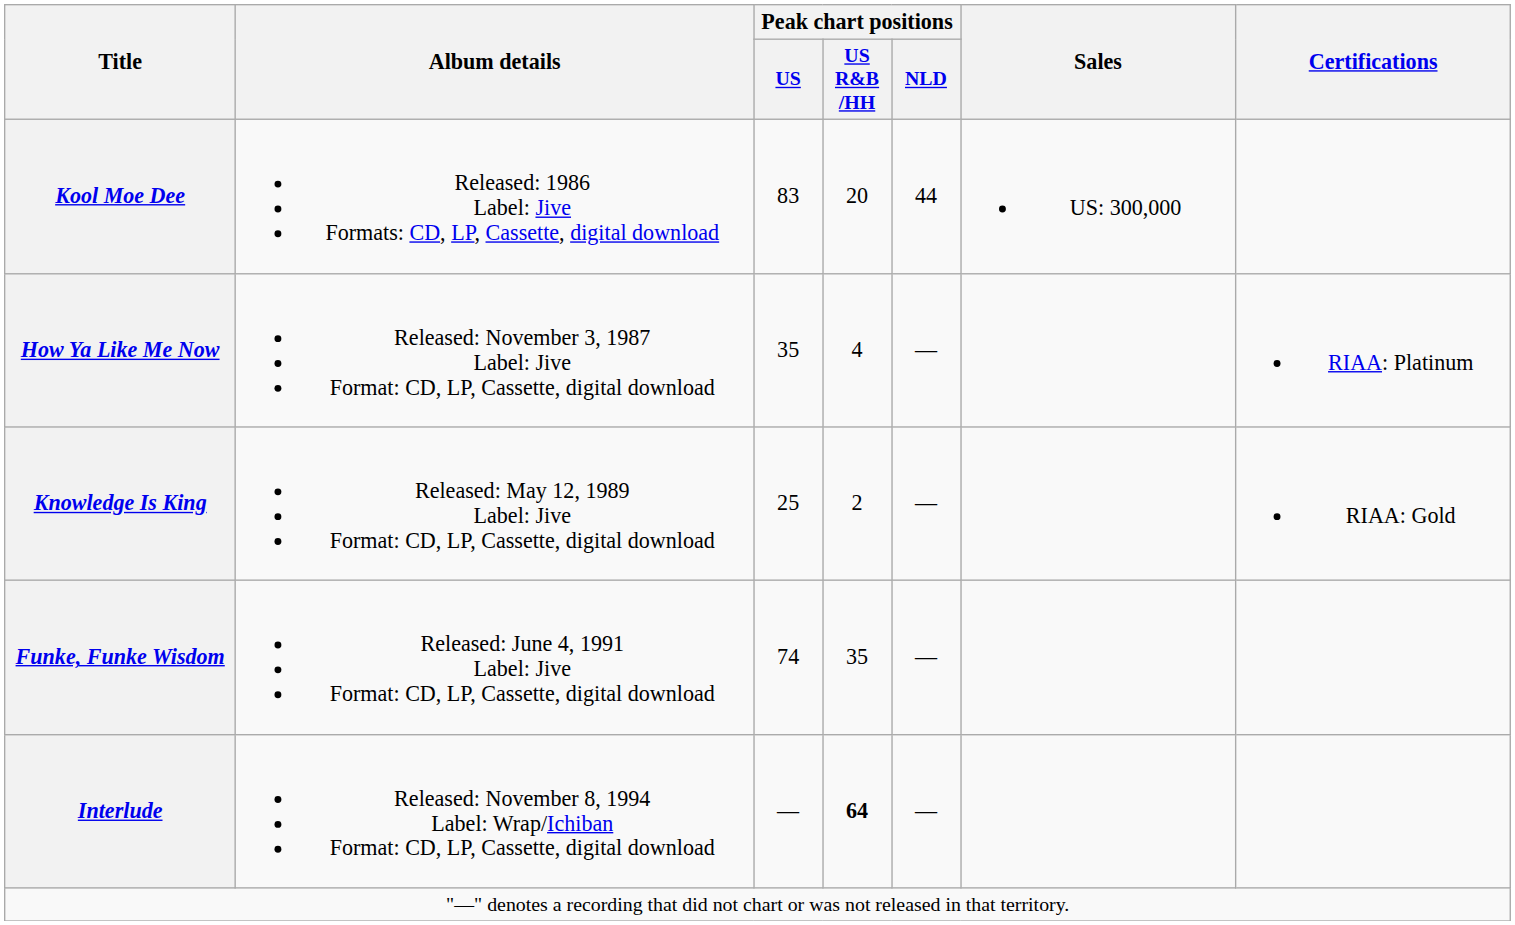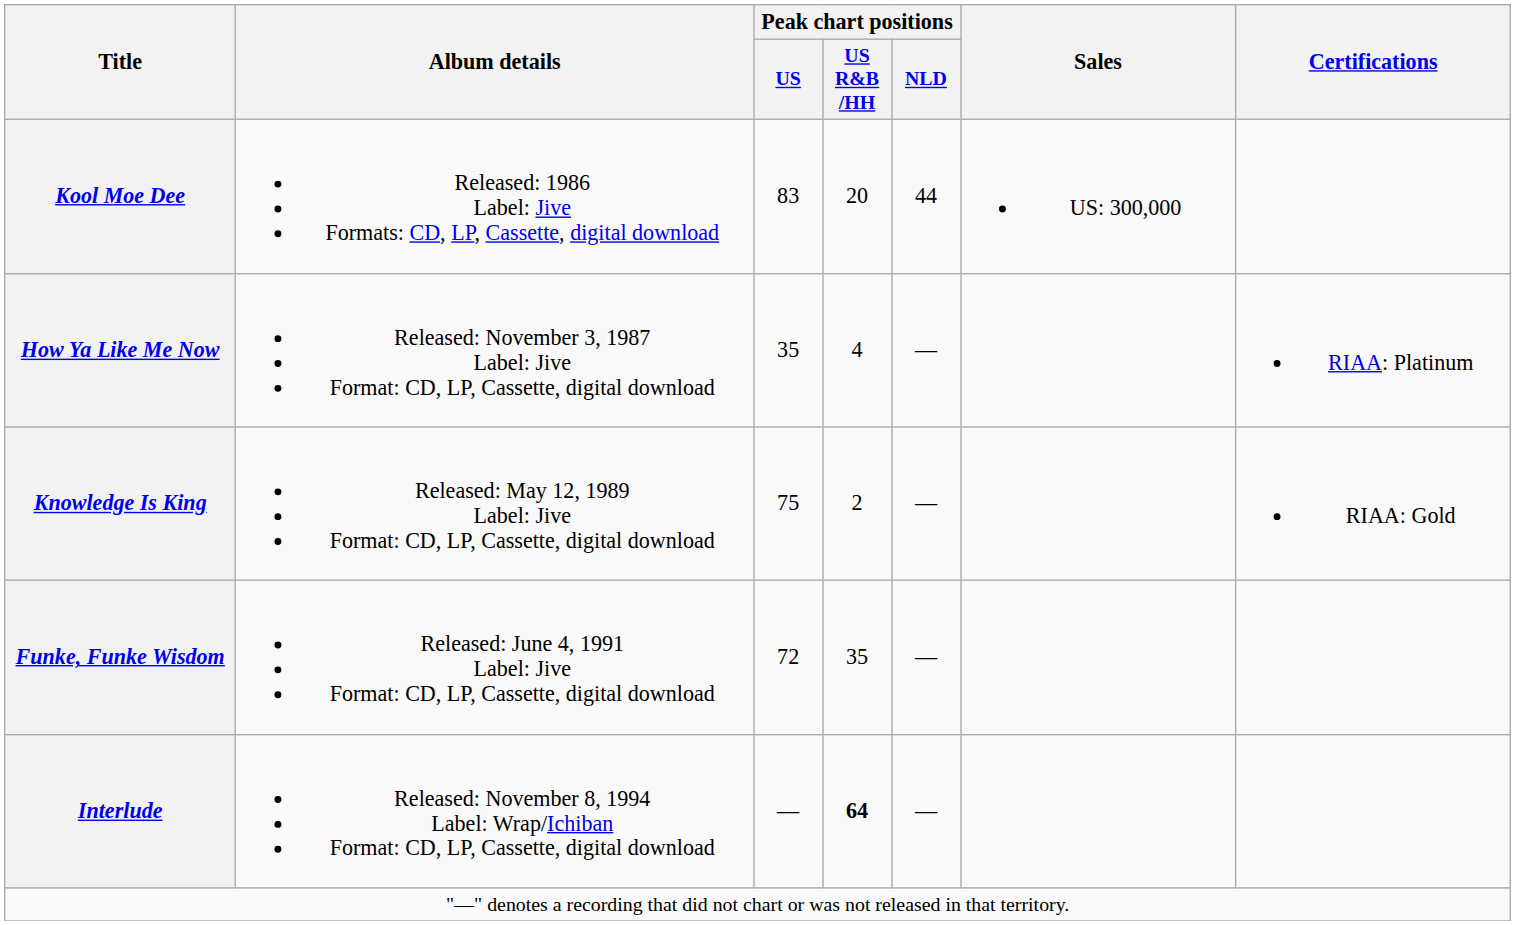(788, 503) 25 -> (788, 503) 75
(788, 657) 74 -> (788, 657) 72
